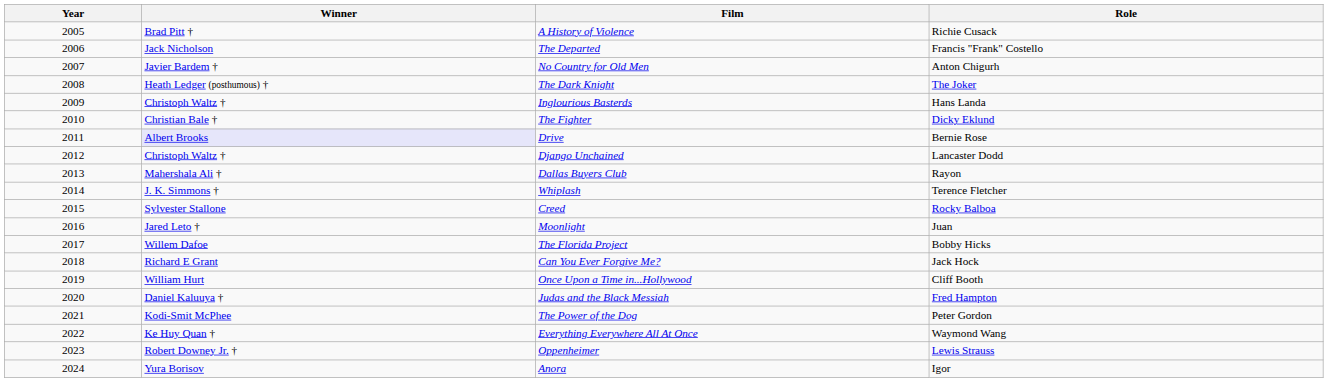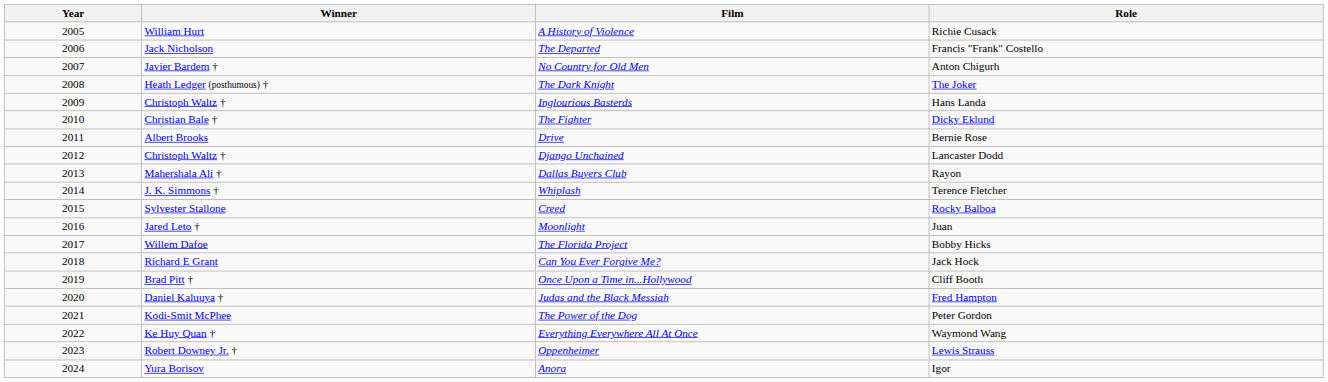(169, 31) Brad Pitt † -> (174, 31) William Hurt
(176, 137) lavender background -> (176, 137) no background
(174, 279) William Hurt -> (169, 279) Brad Pitt †
